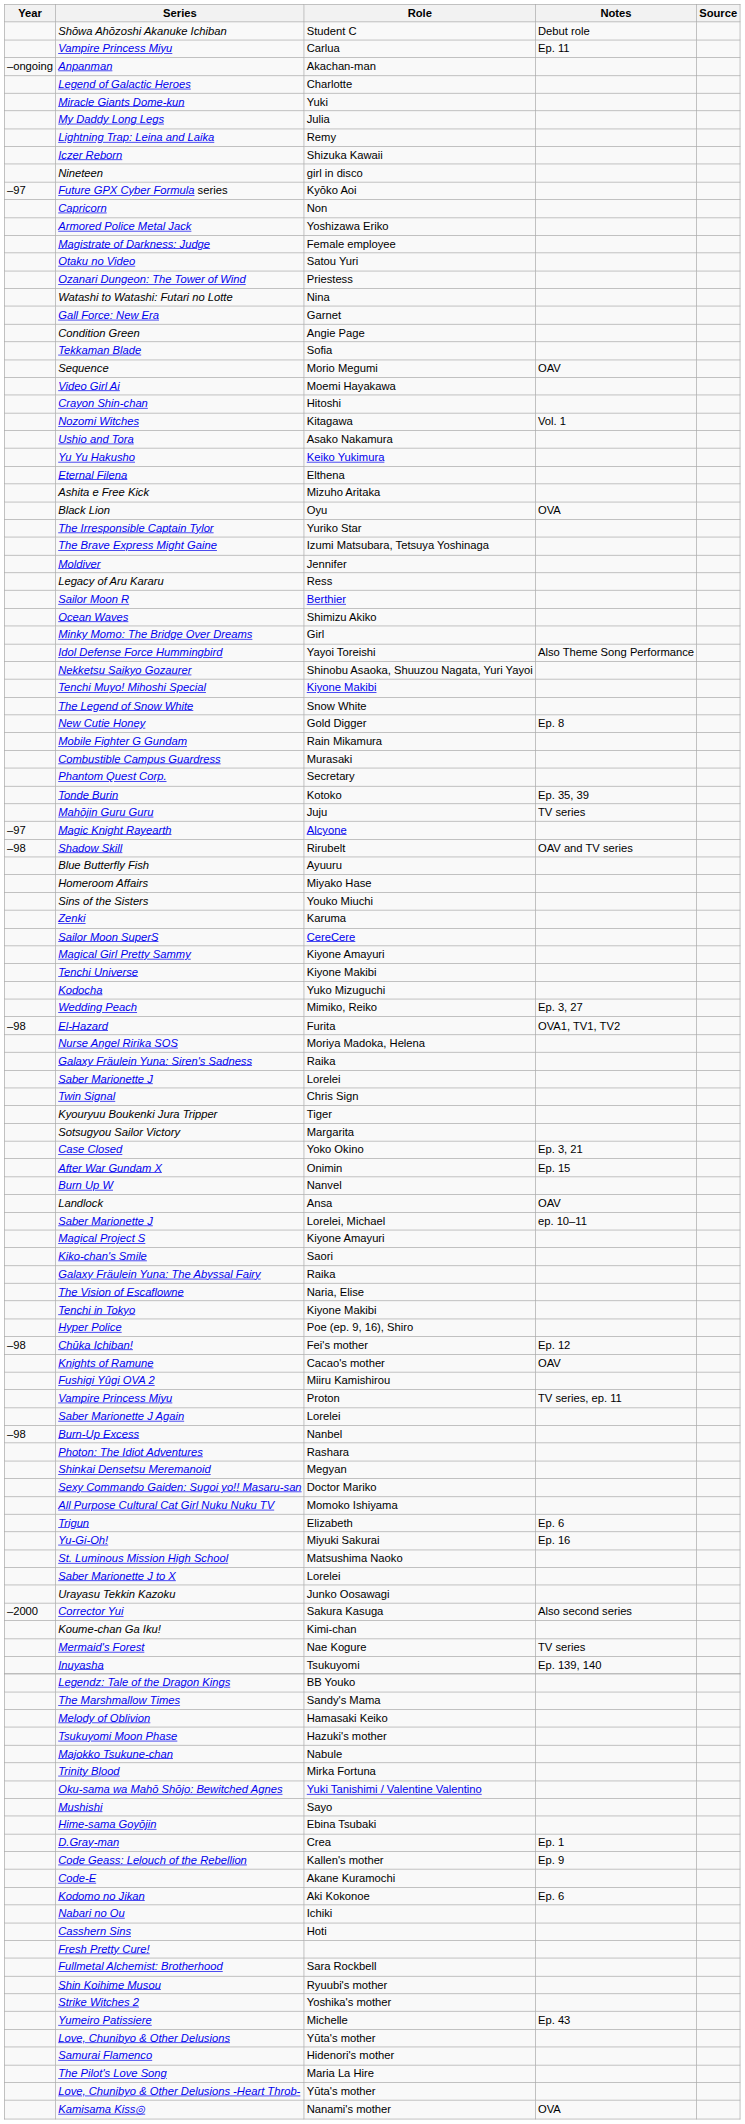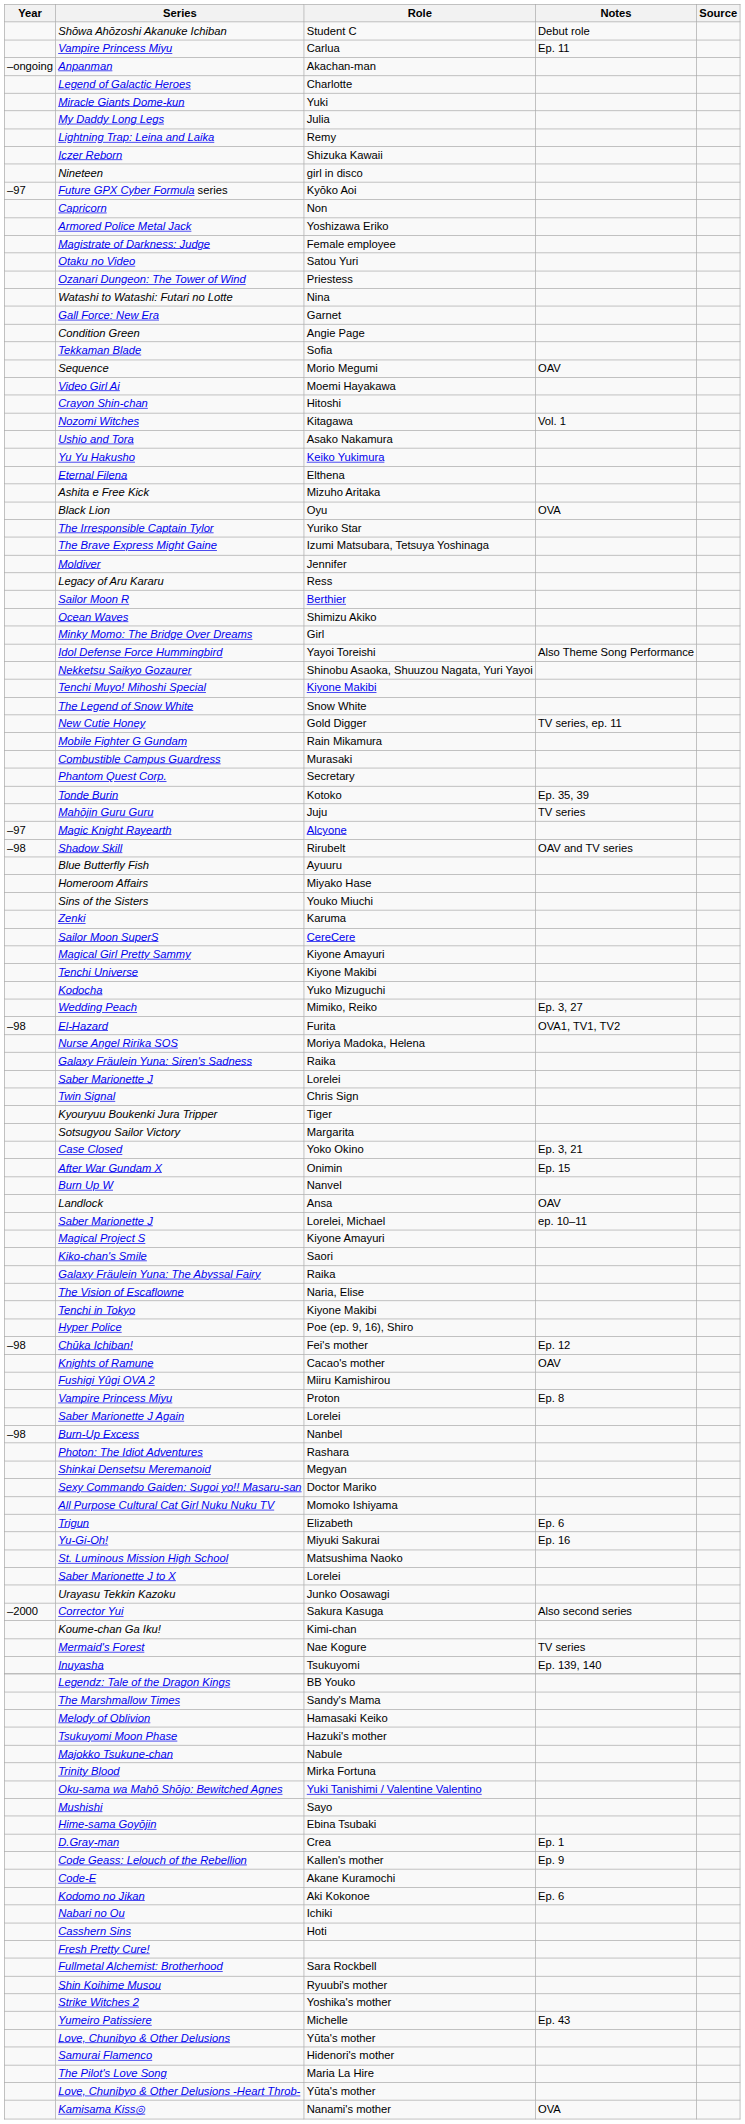(551, 723) Ep. 8 -> (580, 723) TV series, ep. 11
(580, 1398) TV series, ep. 11 -> (551, 1398) Ep. 8
